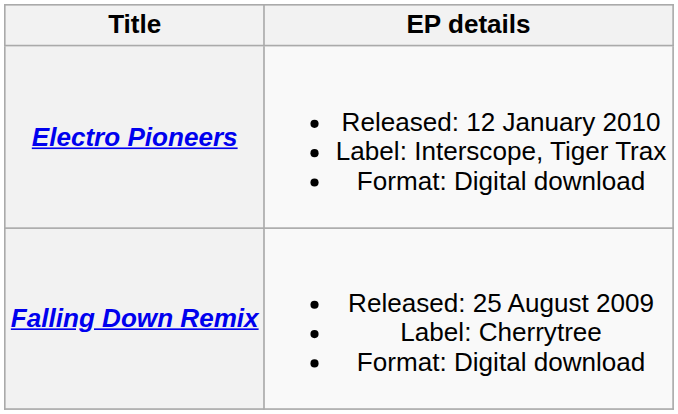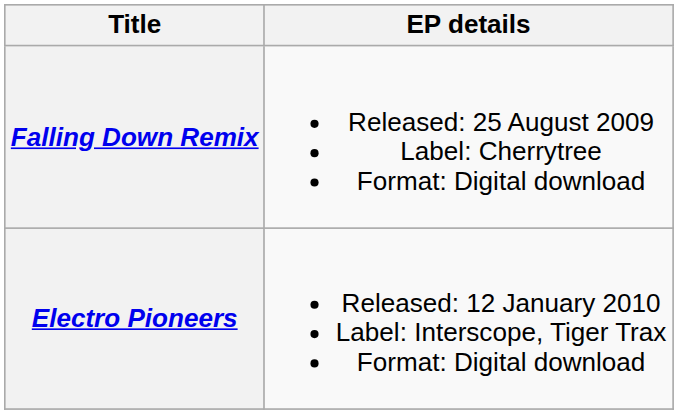rows swapped: (135, 318) <-> (135, 136)
